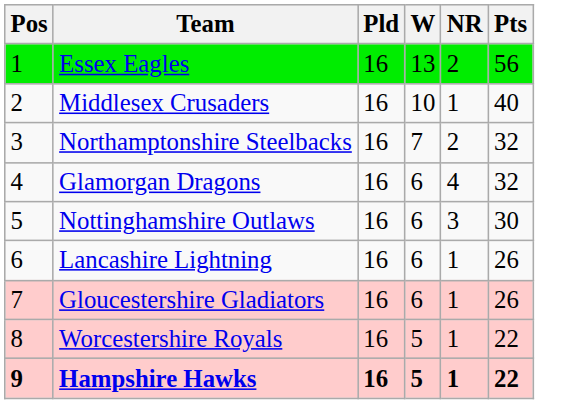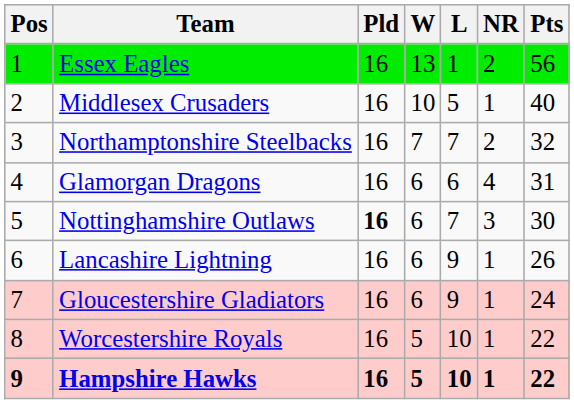+ column: (459, 24)
(506, 181) 32 -> (543, 181) 31
(376, 220) normal -> (376, 220) bold
(506, 299) 26 -> (543, 299) 24
